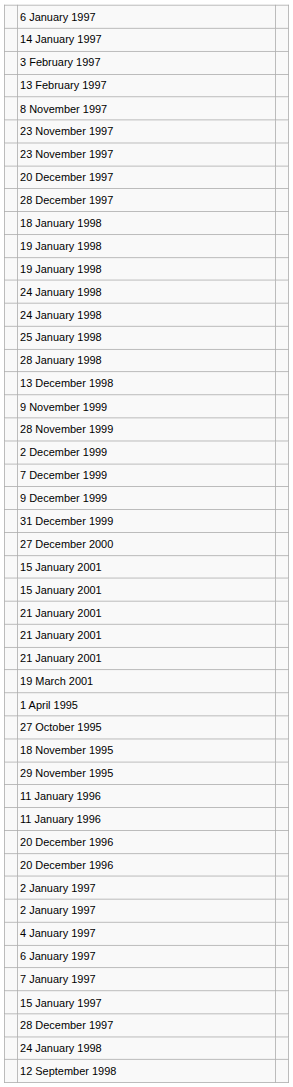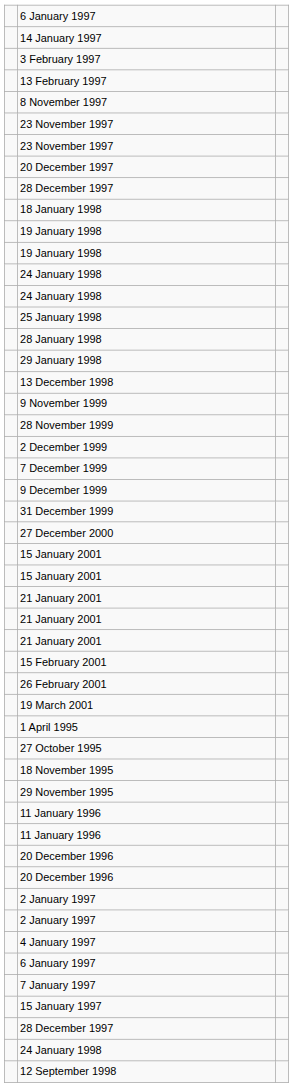+ row: (11, 361)
+ row: (11, 662)
+ row: (11, 684)
